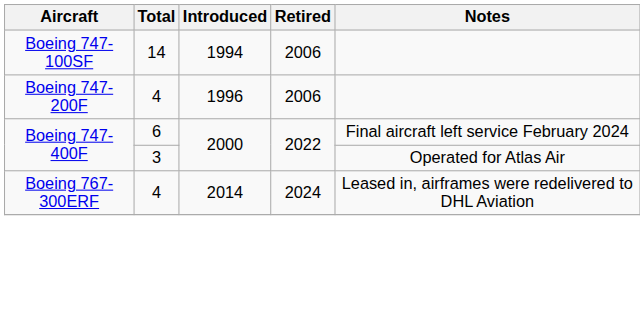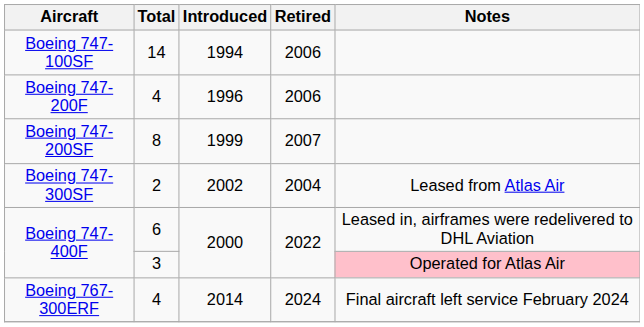+ row: (69, 140)
+ row: (69, 185)
(487, 131) Final aircraft left service February 2024 -> (487, 229) Leased in, airframes were redelivered to DHL Aviation
(487, 157) no background -> (487, 264) pink background
(487, 192) Leased in, airframes were redelivered to DHL Aviation -> (487, 299) Final aircraft left service February 2024
